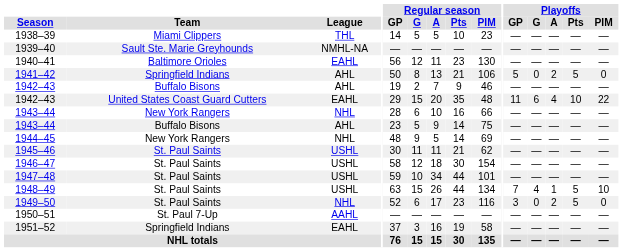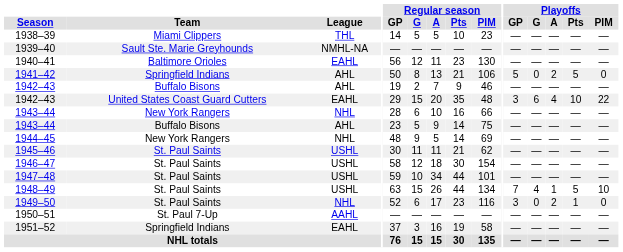(516, 100) 11 -> (516, 100) 3
(576, 202) 5 -> (576, 202) 1
